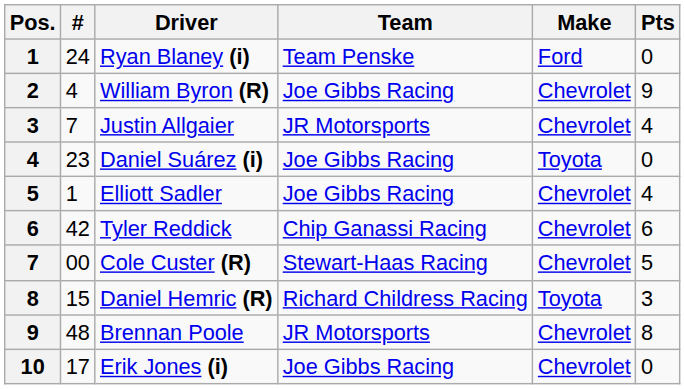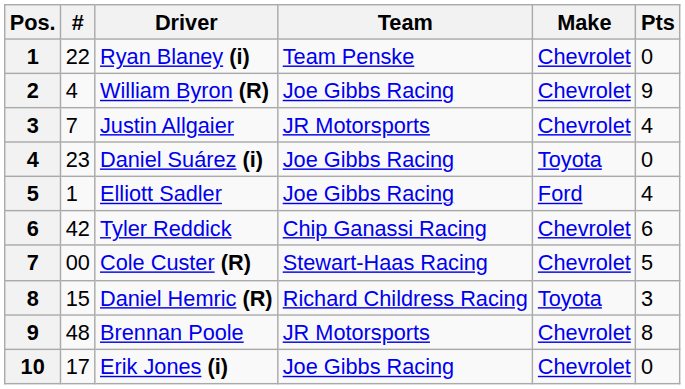(78, 57) 24 -> (78, 57) 22
(560, 57) Ford -> (584, 57) Chevrolet
(584, 194) Chevrolet -> (560, 194) Ford
